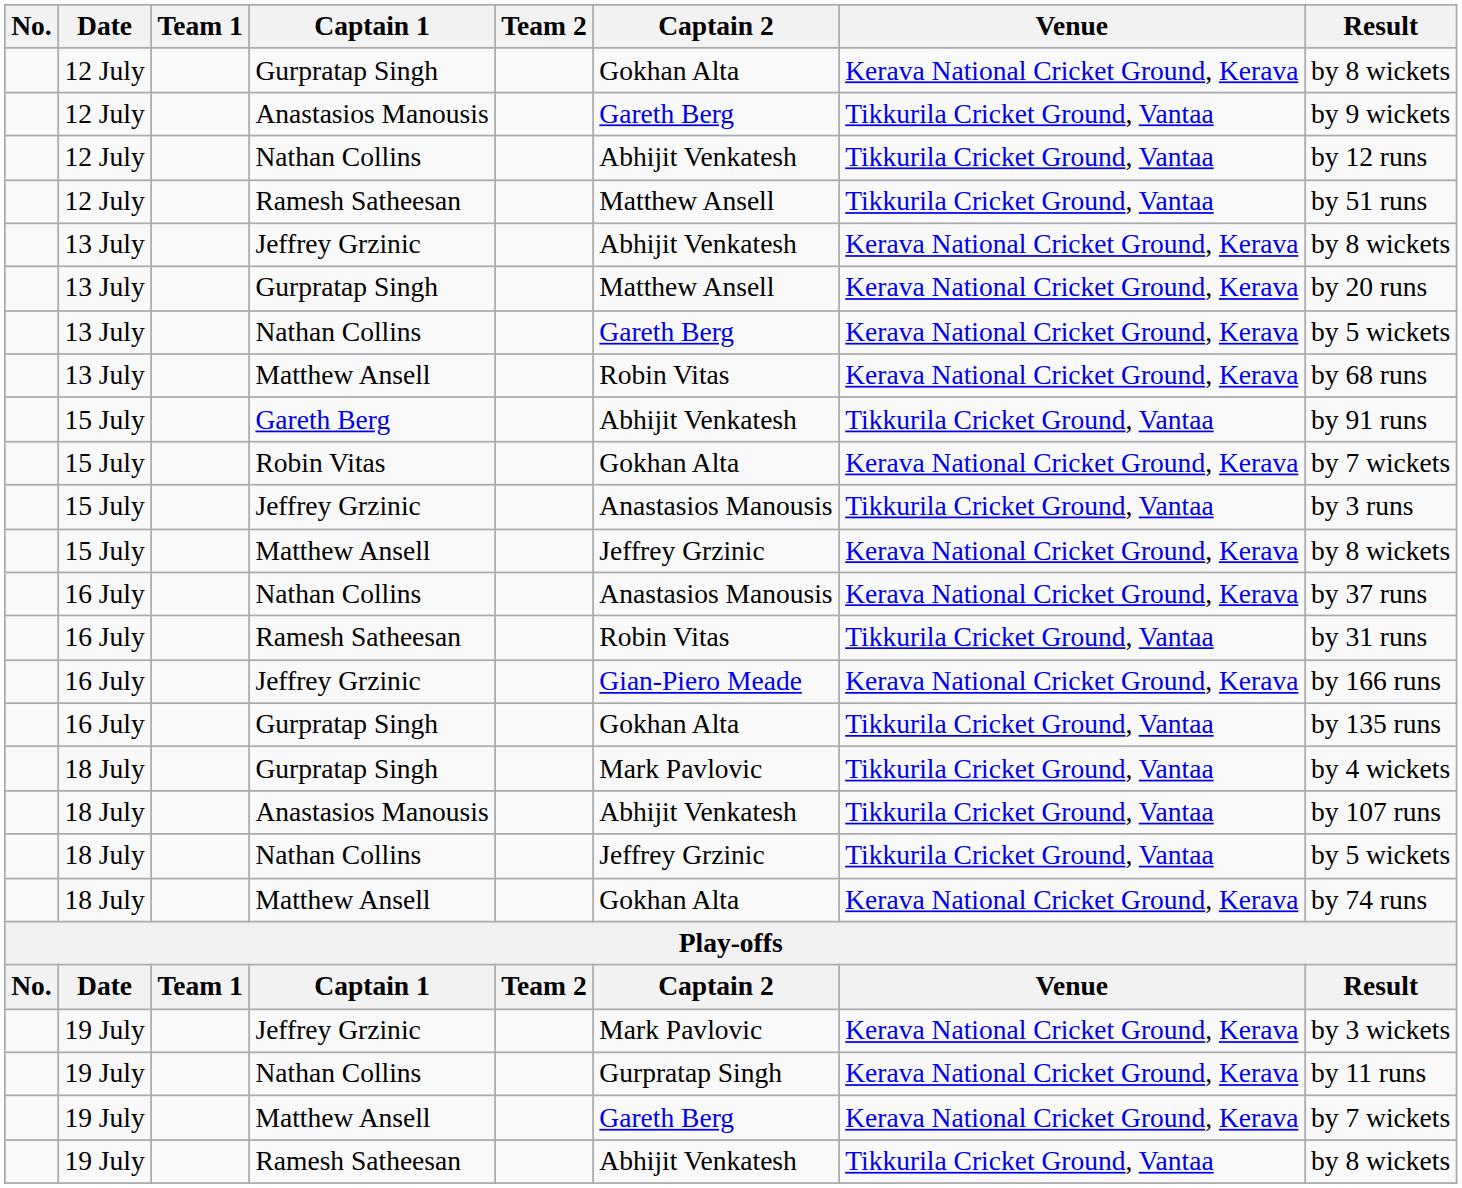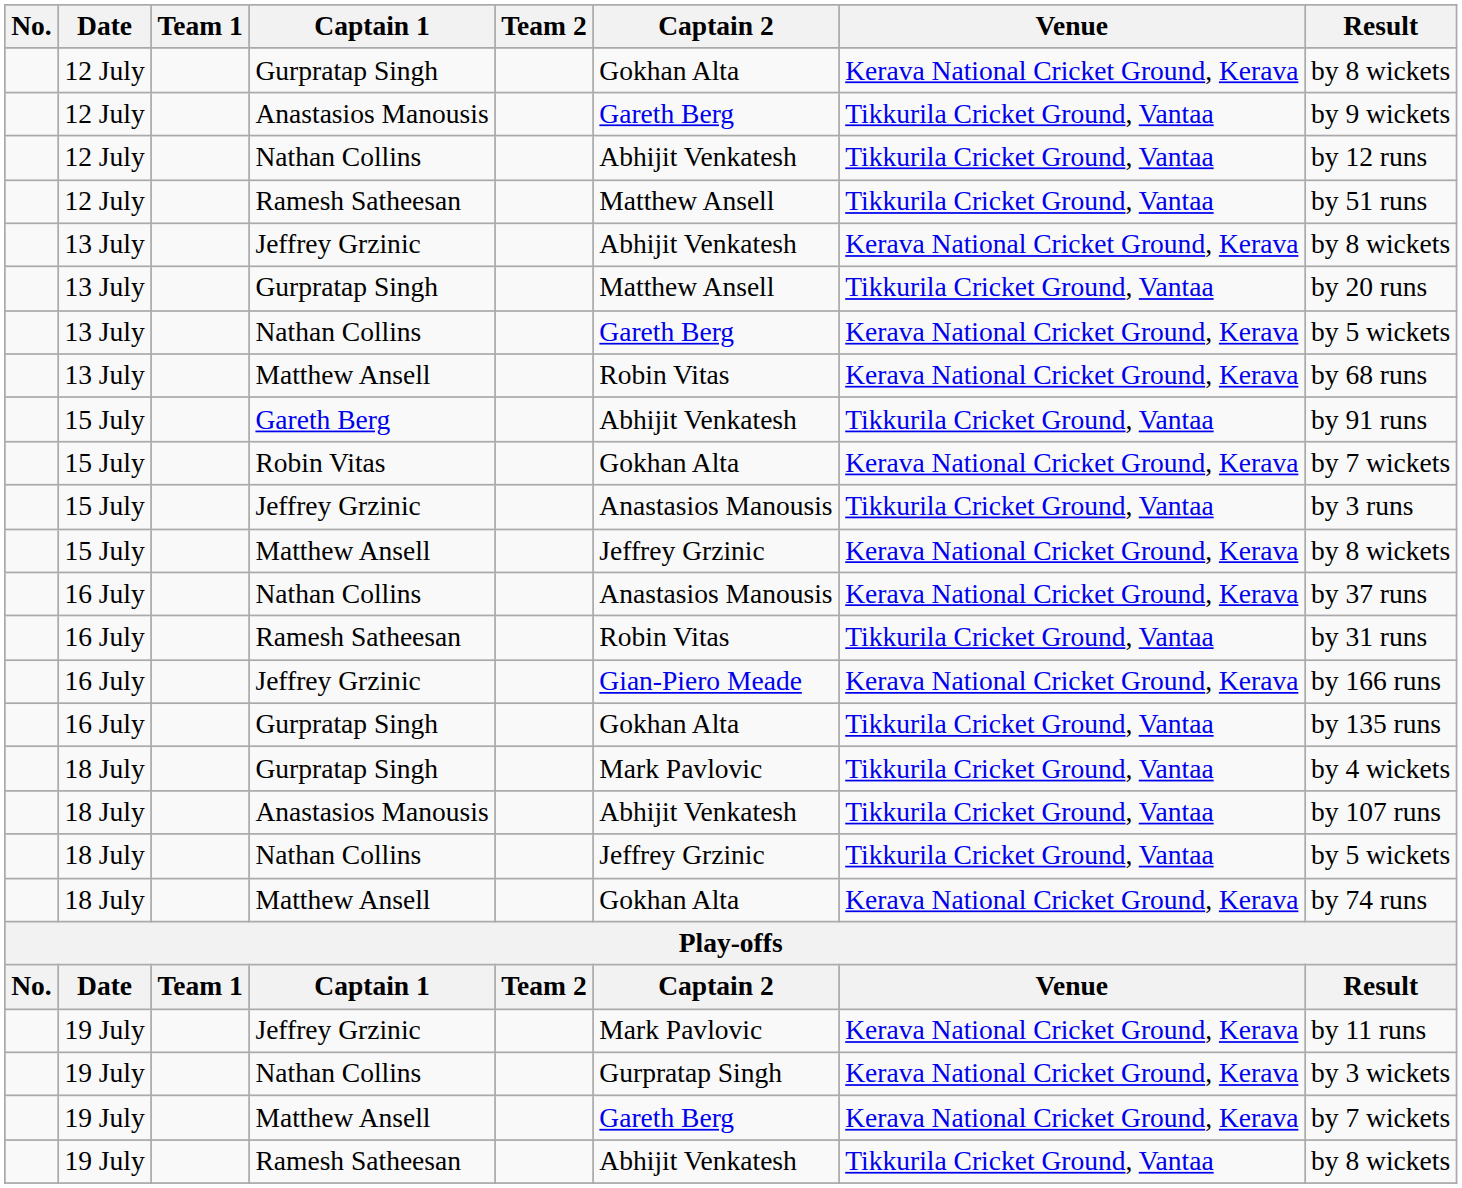(1072, 288) Kerava National Cricket Ground, Kerava -> (1029, 288) Tikkurila Cricket Ground, Vantaa
(1381, 1030) by 3 wickets -> (1369, 1030) by 11 runs
(1369, 1073) by 11 runs -> (1381, 1073) by 3 wickets
